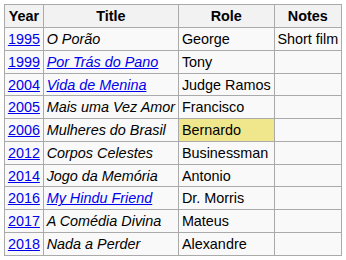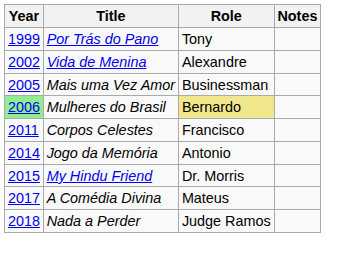- row: (73, 39)
(24, 85) 2004 -> (24, 62) 2002
(226, 85) Judge Ramos -> (214, 62) Alexandre
(213, 107) Francisco -> (225, 85) Businessman
(24, 130) no background -> (24, 107) lightgreen background
(24, 153) 2012 -> (23, 130) 2011
(225, 153) Businessman -> (213, 130) Francisco
(24, 198) 2016 -> (24, 176) 2015
(214, 244) Alexandre -> (226, 221) Judge Ramos
